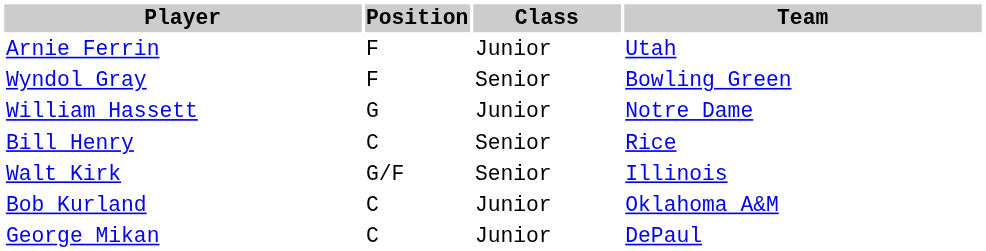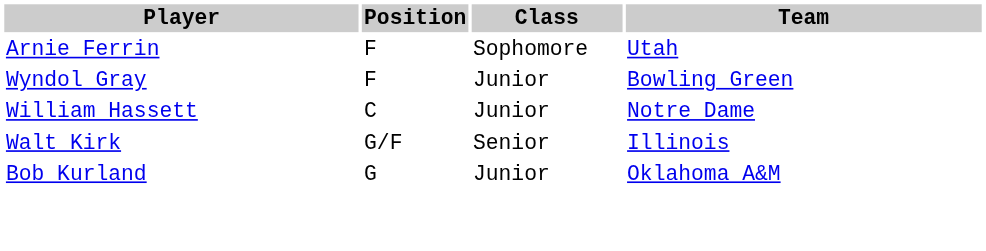(513, 49) Junior -> (531, 49) Sophomore
(513, 81) Senior -> (511, 81) Junior
(372, 112) G -> (370, 112) C
- row: (70, 143)
(372, 205) C -> (370, 174) G
- row: (83, 236)
